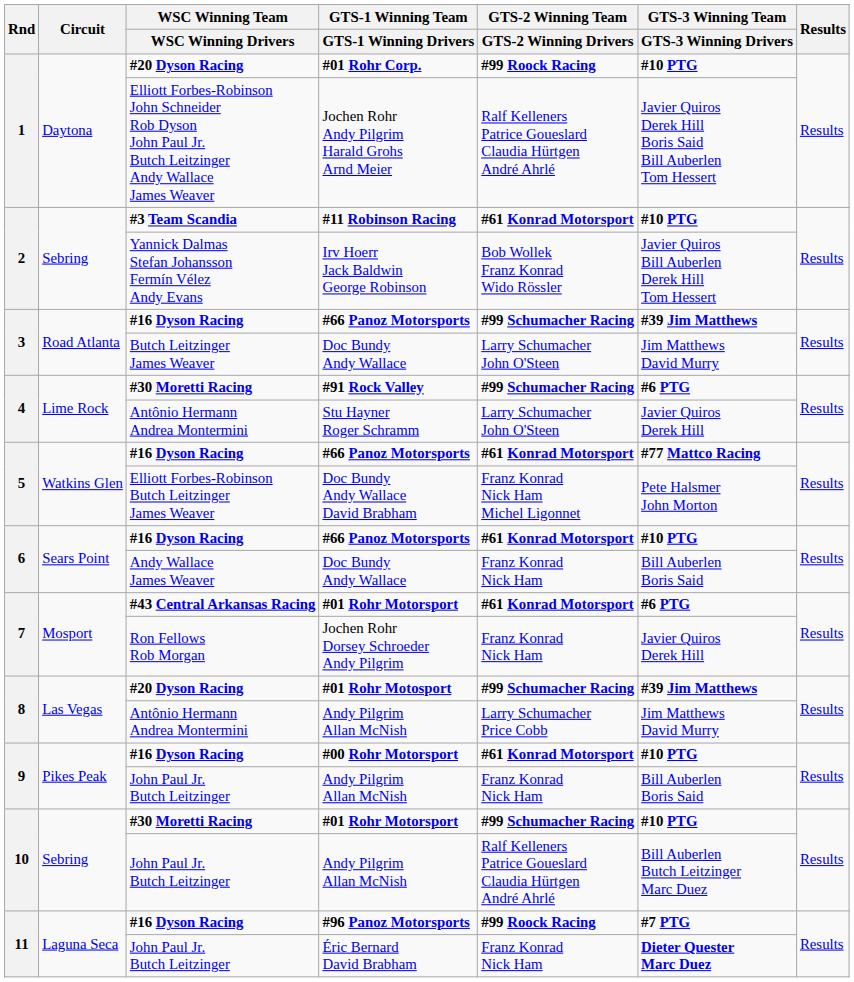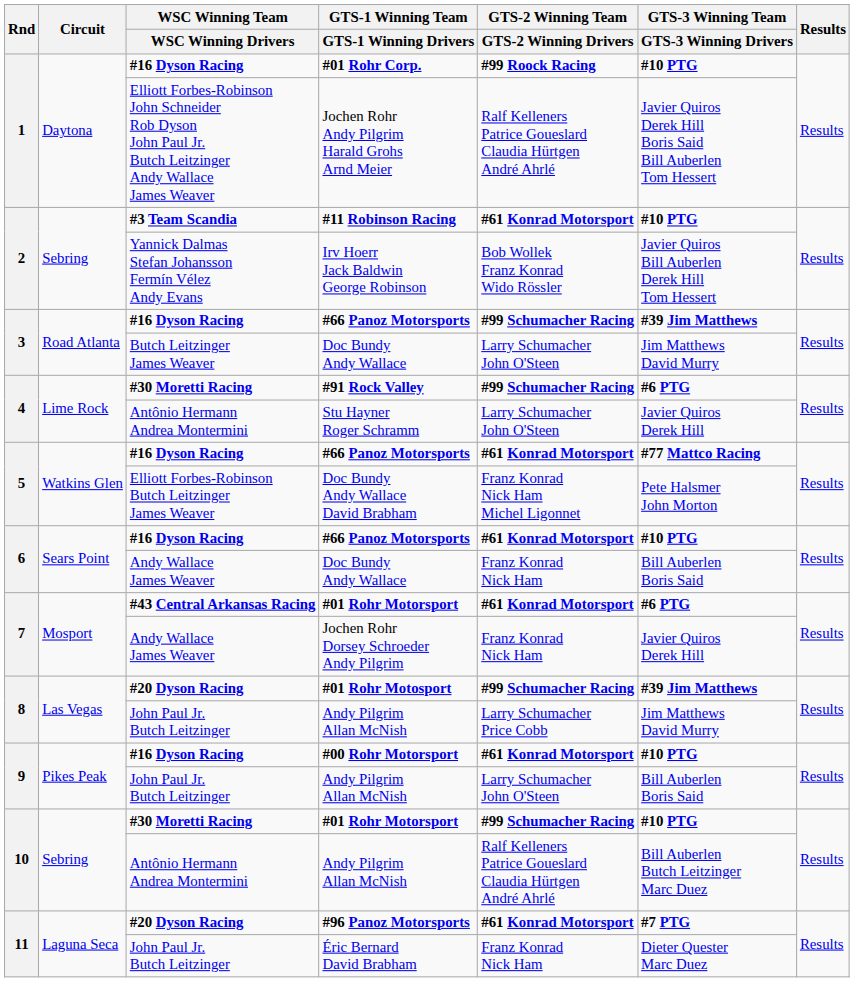(187, 66) #20 Dyson Racing -> (187, 66) #16 Dyson Racing
(168, 646) Ron Fellows Rob Morgan -> (172, 646) Andy Wallace James Weaver
(189, 721) Antônio Hermann Andrea Montermini -> (180, 721) John Paul Jr. Butch Leitzinger
(522, 788) Franz Konrad Nick Ham -> (536, 788) Larry Schumacher John O'Steen
(180, 872) John Paul Jr. Butch Leitzinger -> (189, 872) Antônio Hermann Andrea Montermini
(187, 923) #16 Dyson Racing -> (187, 923) #20 Dyson Racing
(538, 923) #99 Roock Racing -> (557, 923) #61 Konrad Motorsport
(688, 956) bold -> (685, 956) normal
